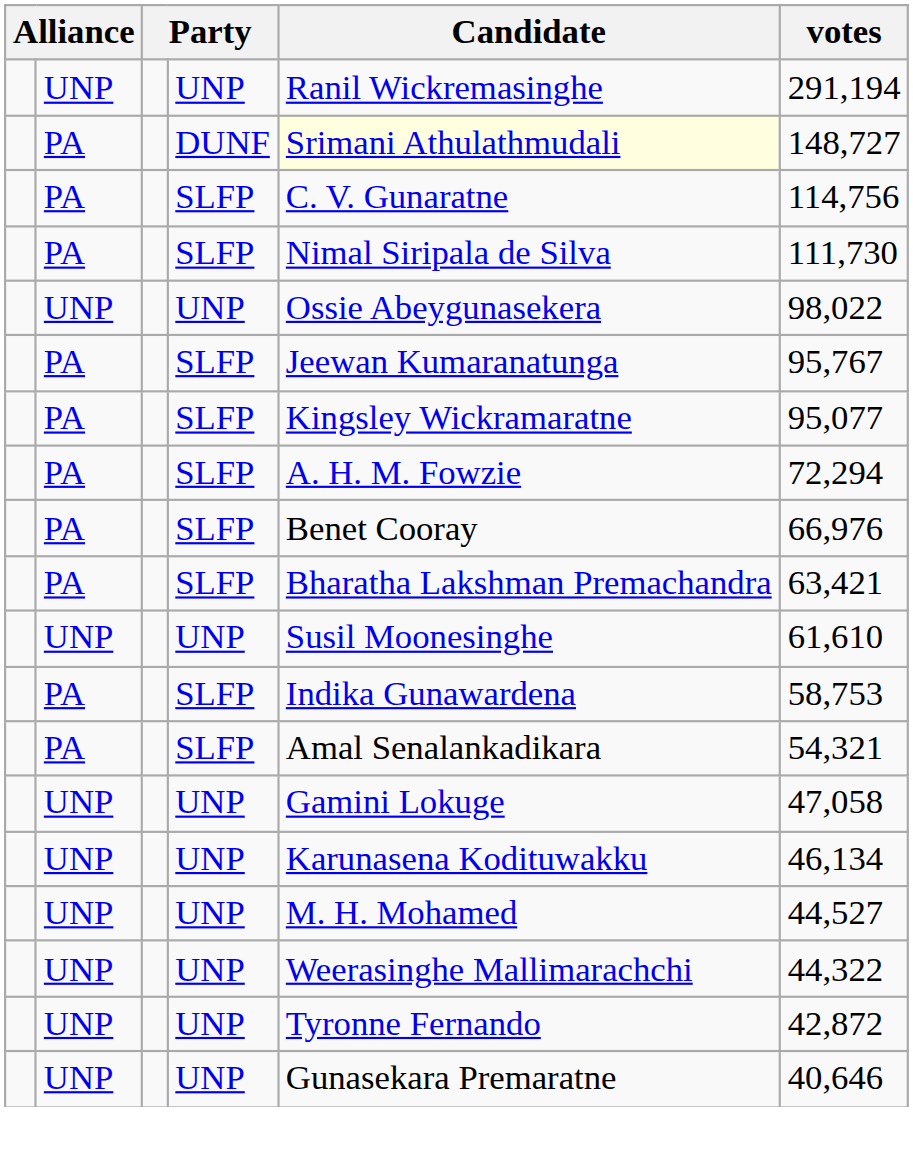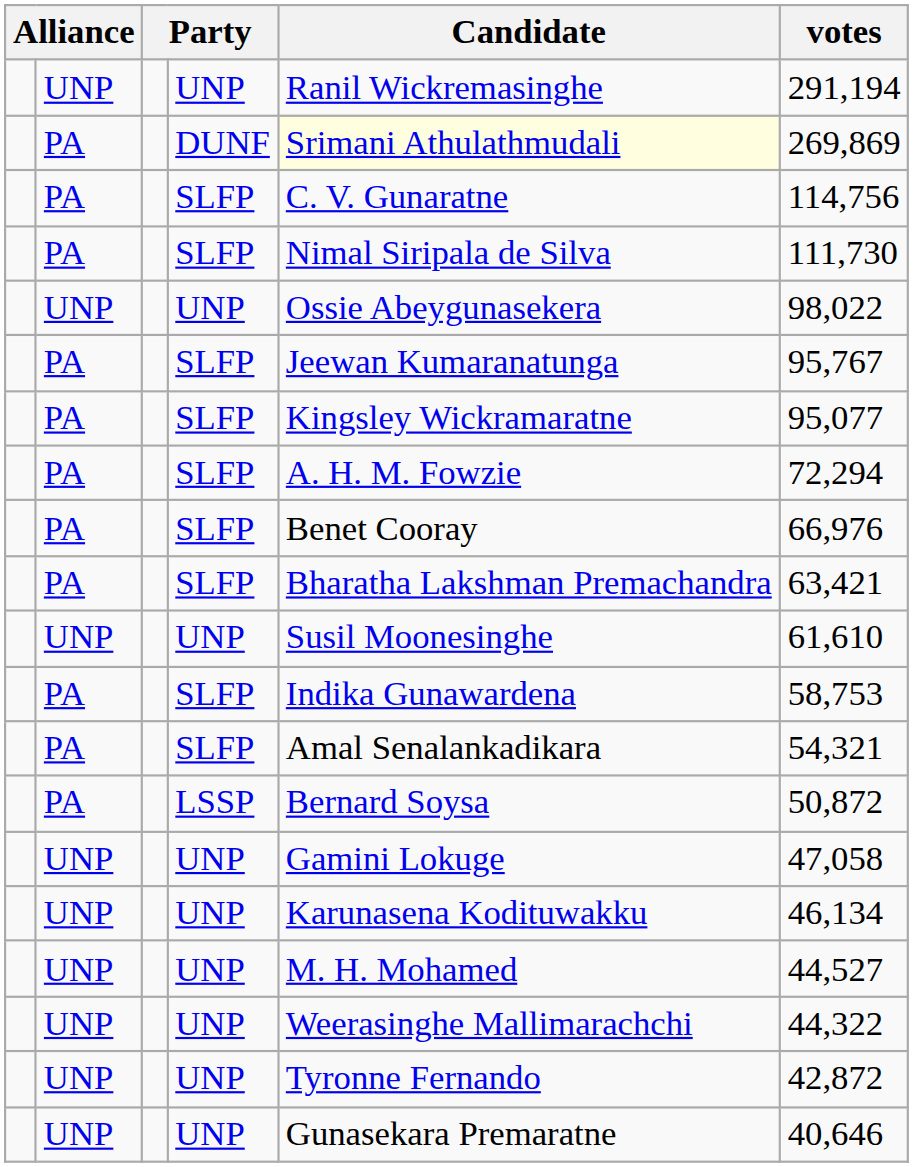(844, 142) 148,727 -> (844, 142) 269,869
+ row: (64, 802)
